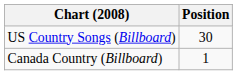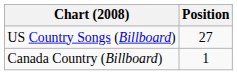(206, 37) 30 -> (206, 37) 27
